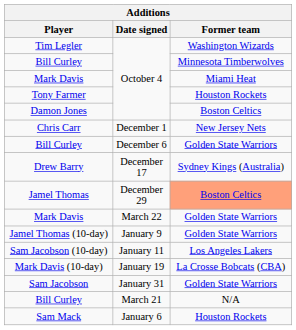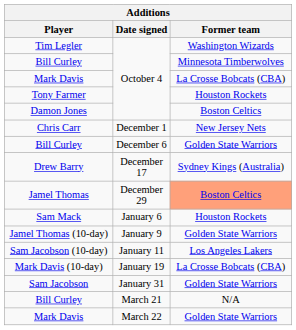(231, 78) Miami Heat -> (231, 78) La Crosse Bobcats (CBA)
rows swapped: (59, 316) <-> (59, 217)
